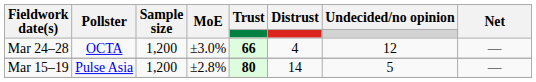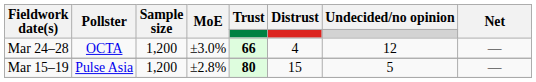(295, 68) 14 -> (295, 68) 15
